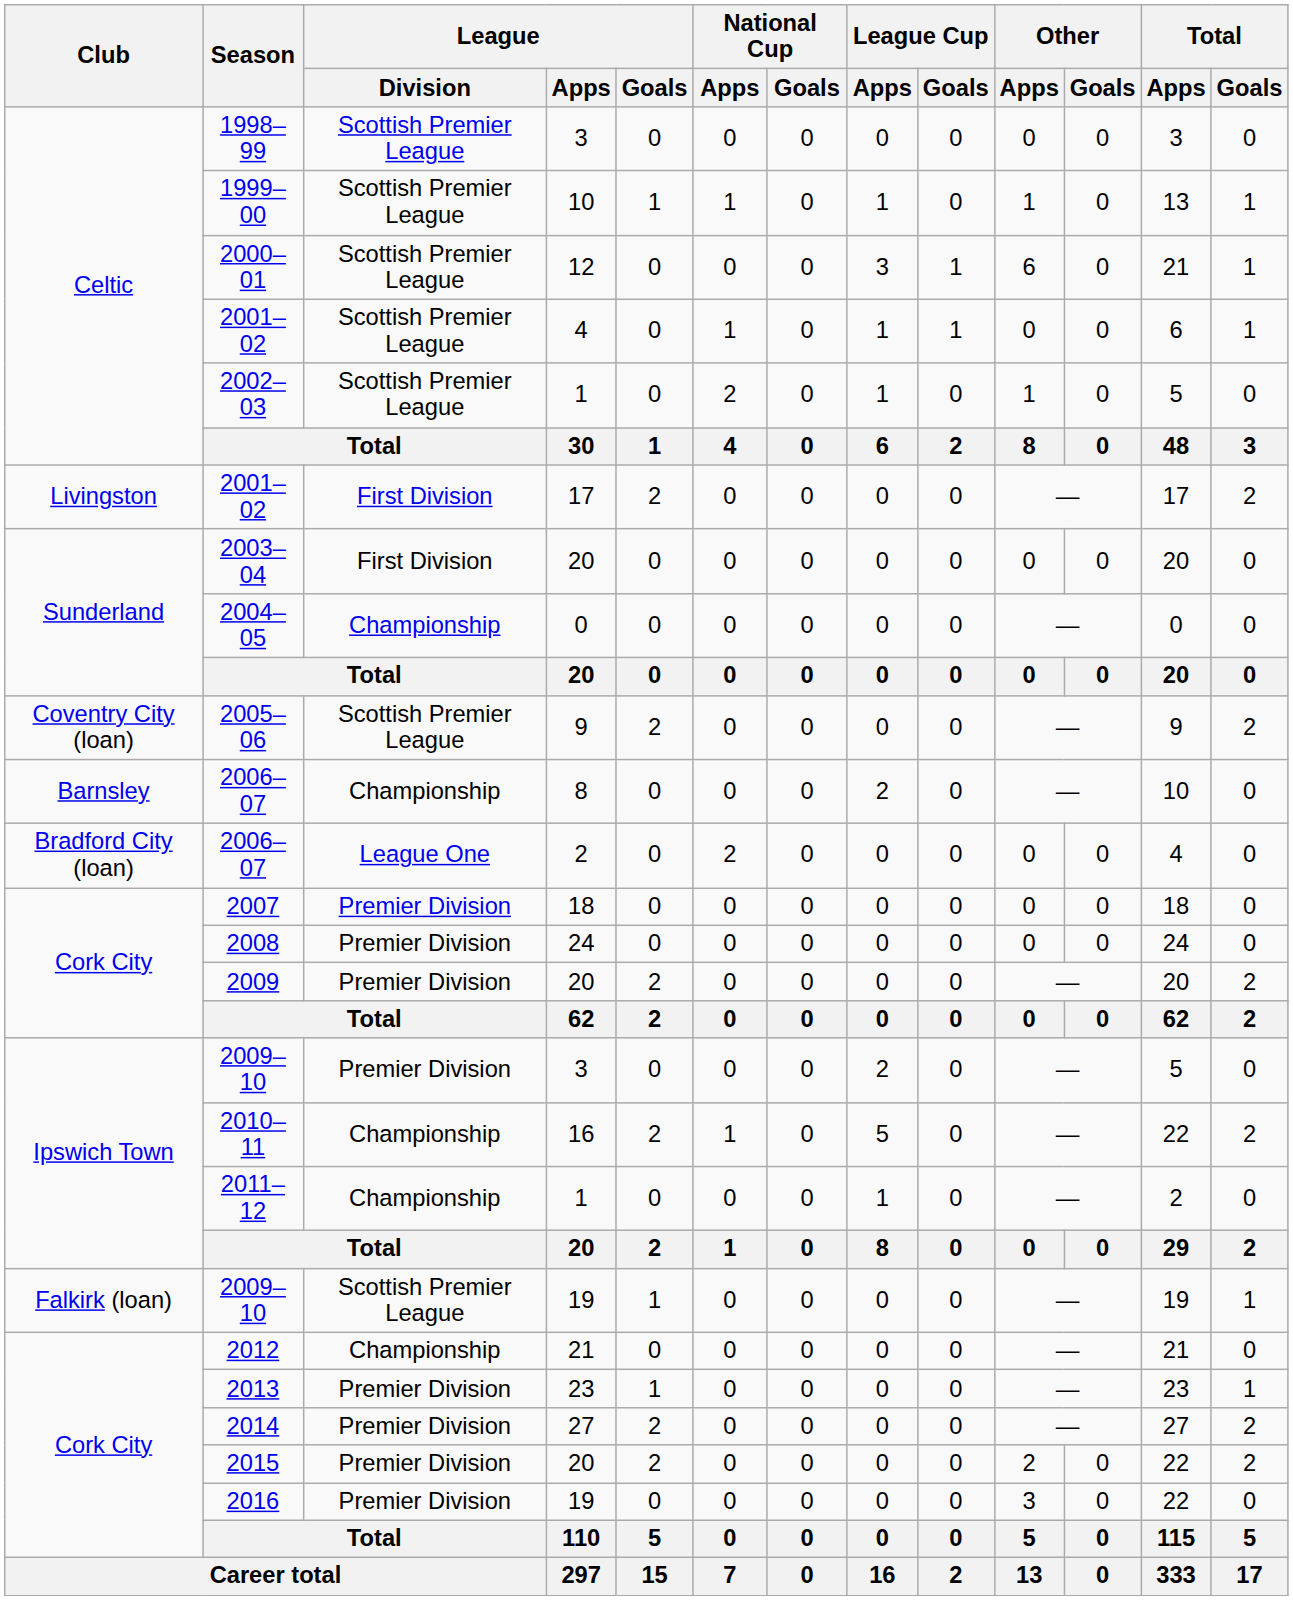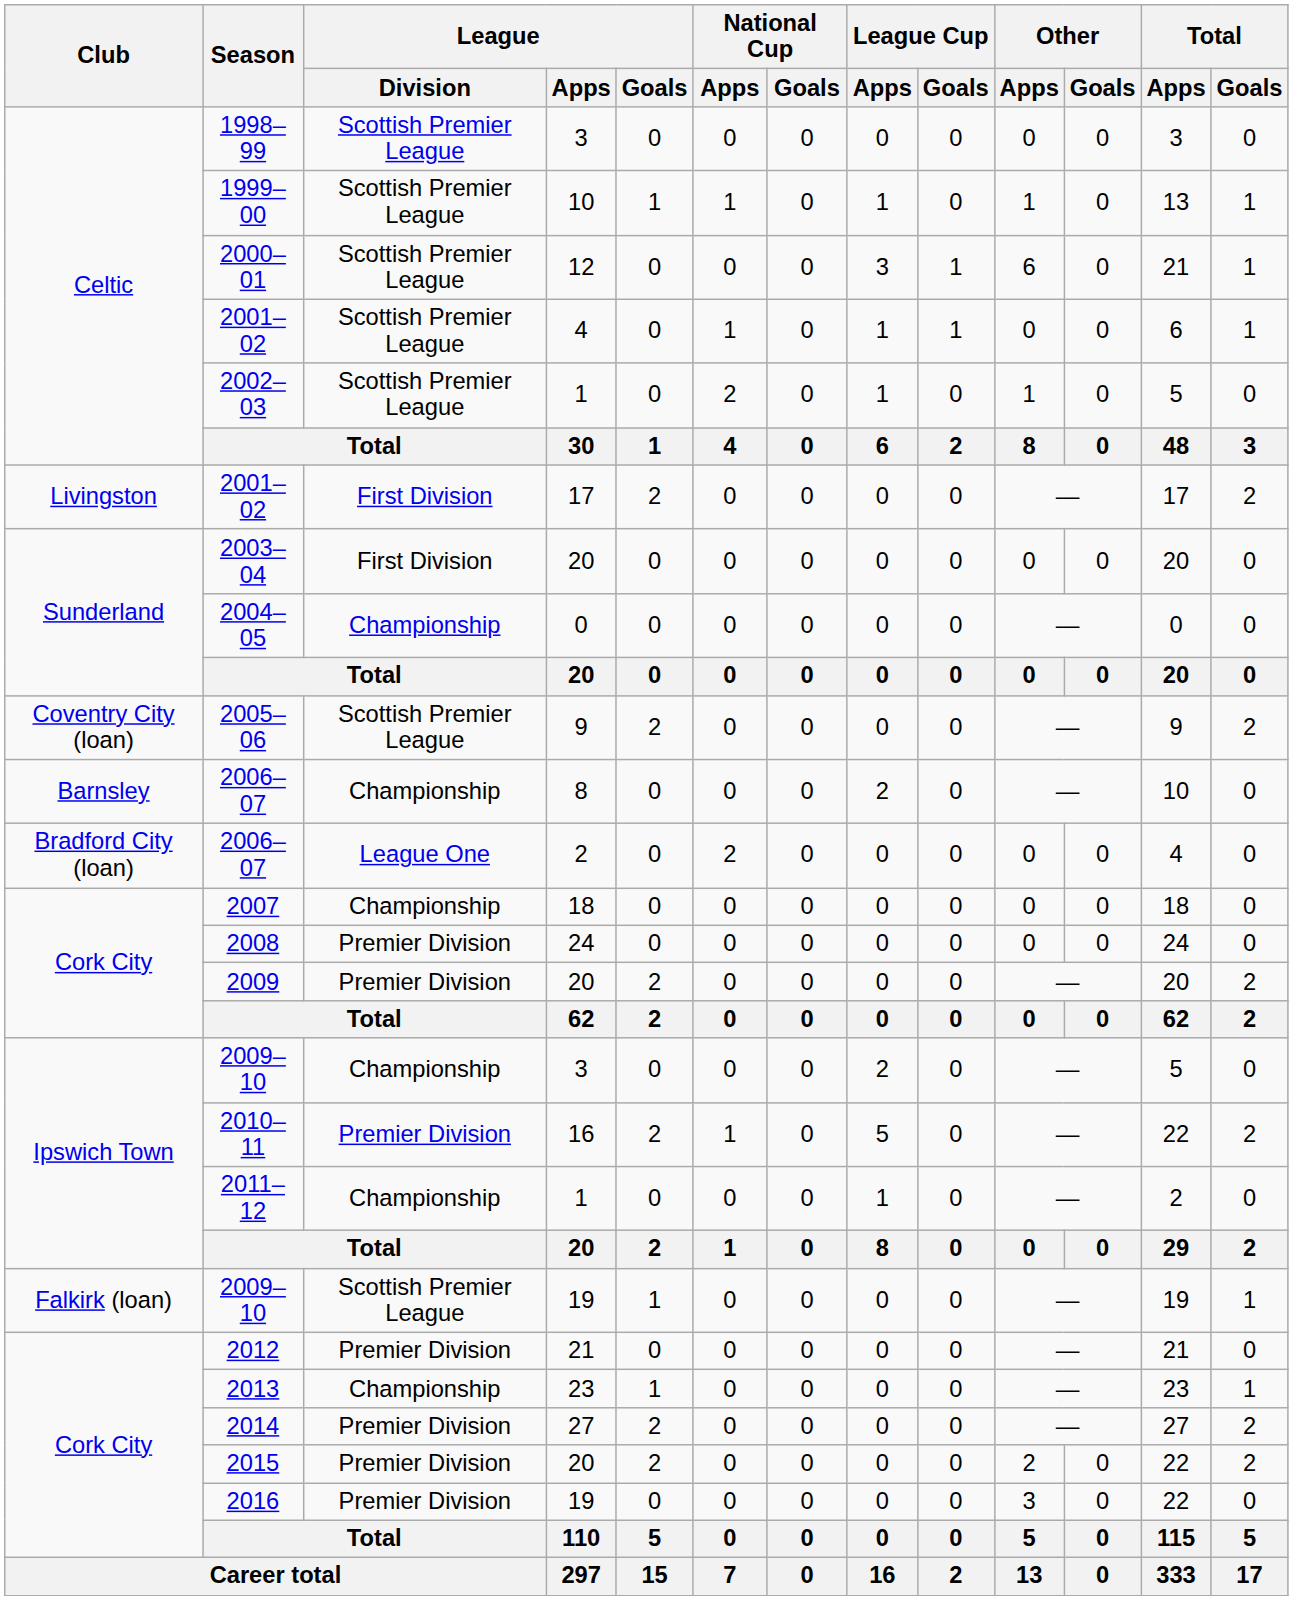(425, 906) Premier Division -> (425, 906) Championship
(425, 1069) Premier Division -> (425, 1069) Championship
(425, 1134) Championship -> (425, 1134) Premier Division
(425, 1350) Championship -> (425, 1350) Premier Division
(425, 1388) Premier Division -> (425, 1388) Championship
